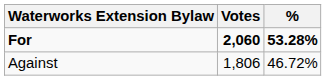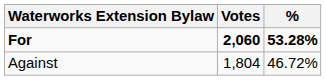(242, 63) 1,806 -> (242, 63) 1,804
